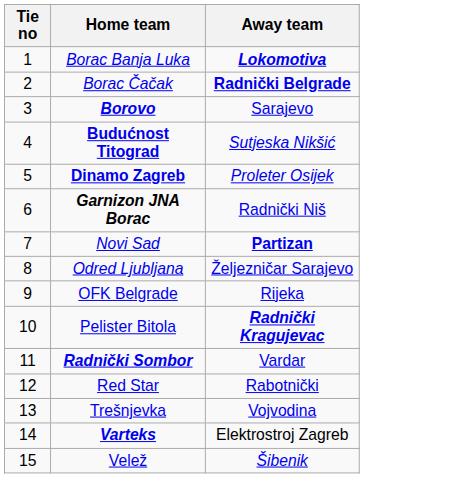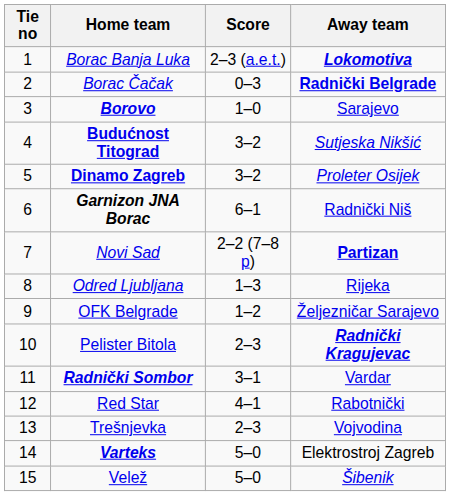+ column: (248, 25)
(282, 268) Željezničar Sarajevo -> (368, 286) Rijeka
(282, 293) Rijeka -> (368, 311) Željezničar Sarajevo
